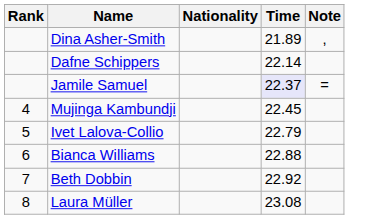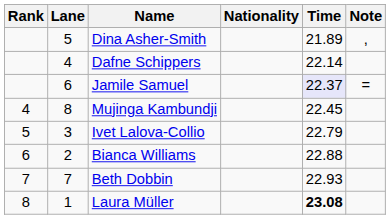+ column: (68, 16)
(283, 179) 22.92 -> (324, 179) 22.93
(283, 202) normal -> (324, 202) bold
